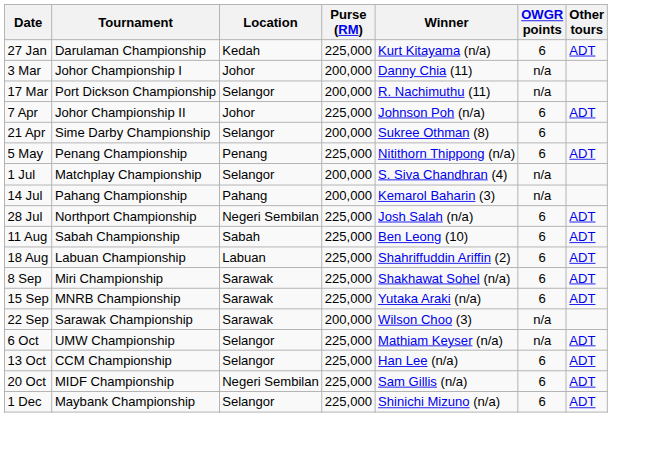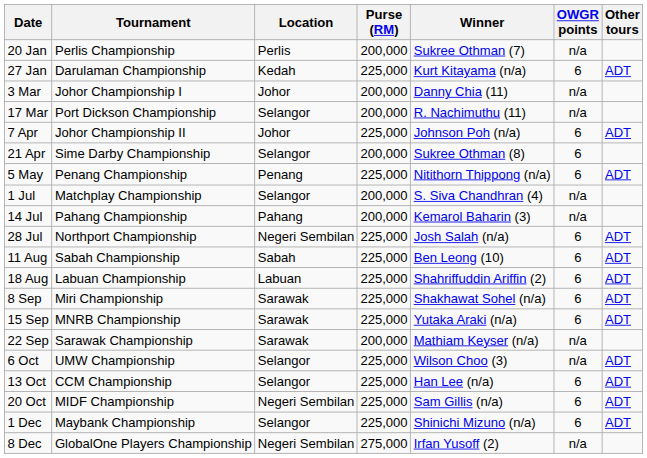+ row: (27, 50)
(425, 319) Wilson Choo (3) -> (476, 340) Mathiam Keyser (n/a)
(441, 340) Mathiam Keyser (n/a) -> (461, 361) Wilson Choo (3)
+ row: (25, 443)
